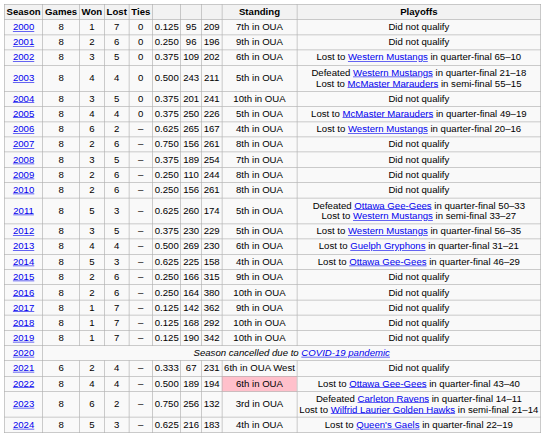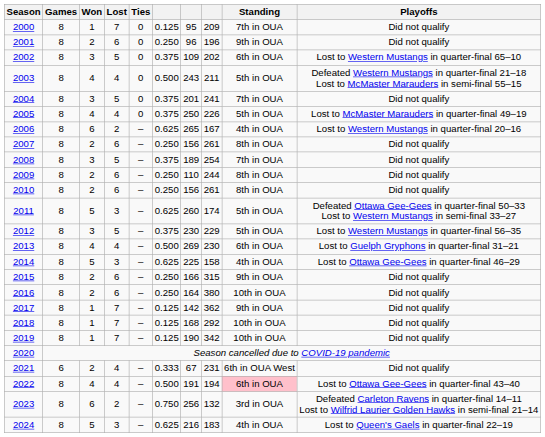(259, 99) 10th in OUA -> (259, 99) 7th in OUA
(167, 144) 0.750 -> (167, 144) 0.250
(191, 383) 189 -> (191, 383) 191
